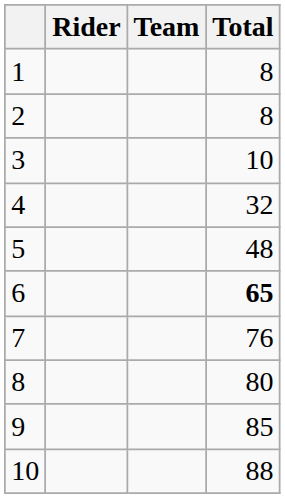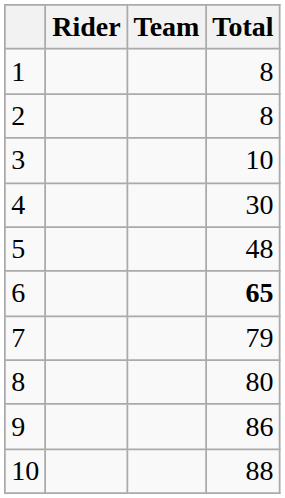(260, 204) 32 -> (260, 204) 30
(260, 337) 76 -> (260, 337) 79
(260, 426) 85 -> (260, 426) 86
